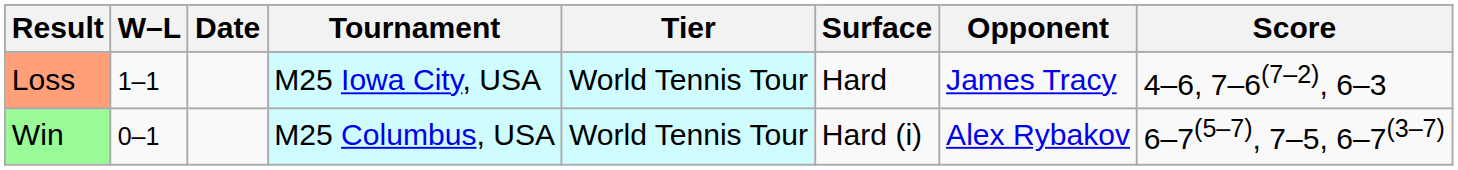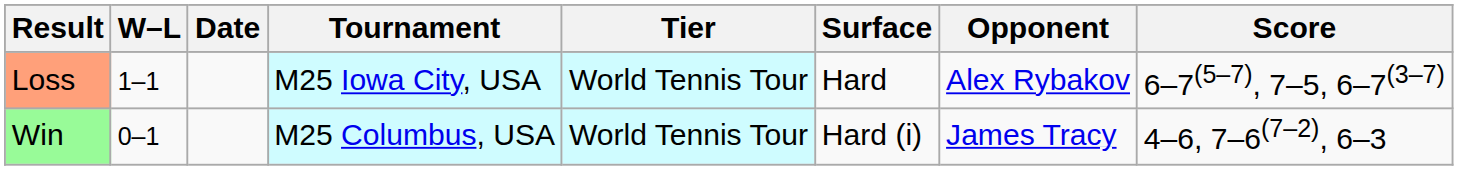(1031, 80) James Tracy -> (1038, 80) Alex Rybakov
(1265, 80) 4–6, 7–6(7–2), 6–3 -> (1294, 80) 6–7(5–7), 7–5, 6–7(3–7)
(1038, 135) Alex Rybakov -> (1031, 135) James Tracy
(1294, 135) 6–7(5–7), 7–5, 6–7(3–7) -> (1265, 135) 4–6, 7–6(7–2), 6–3
